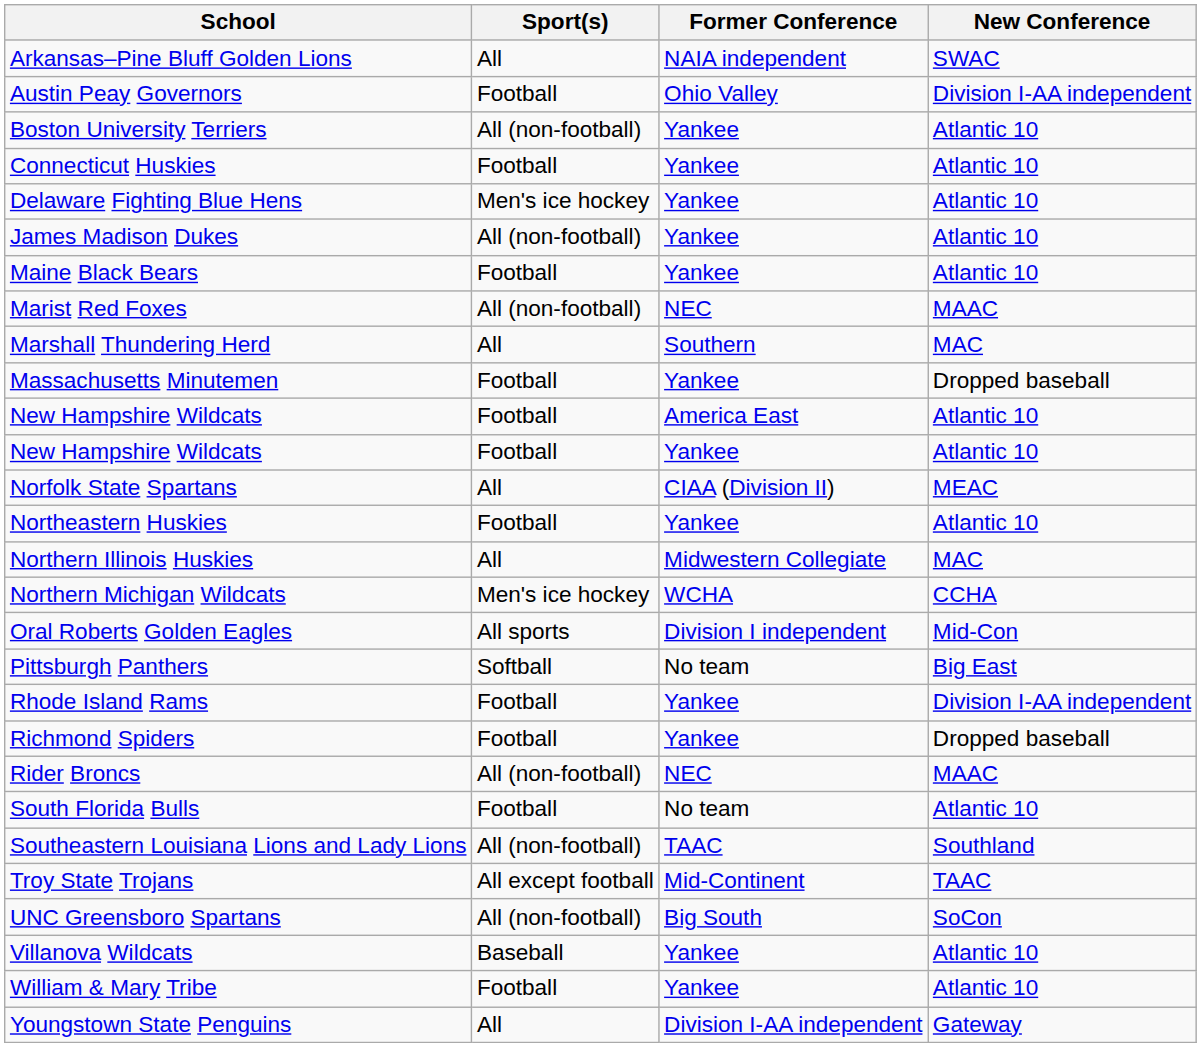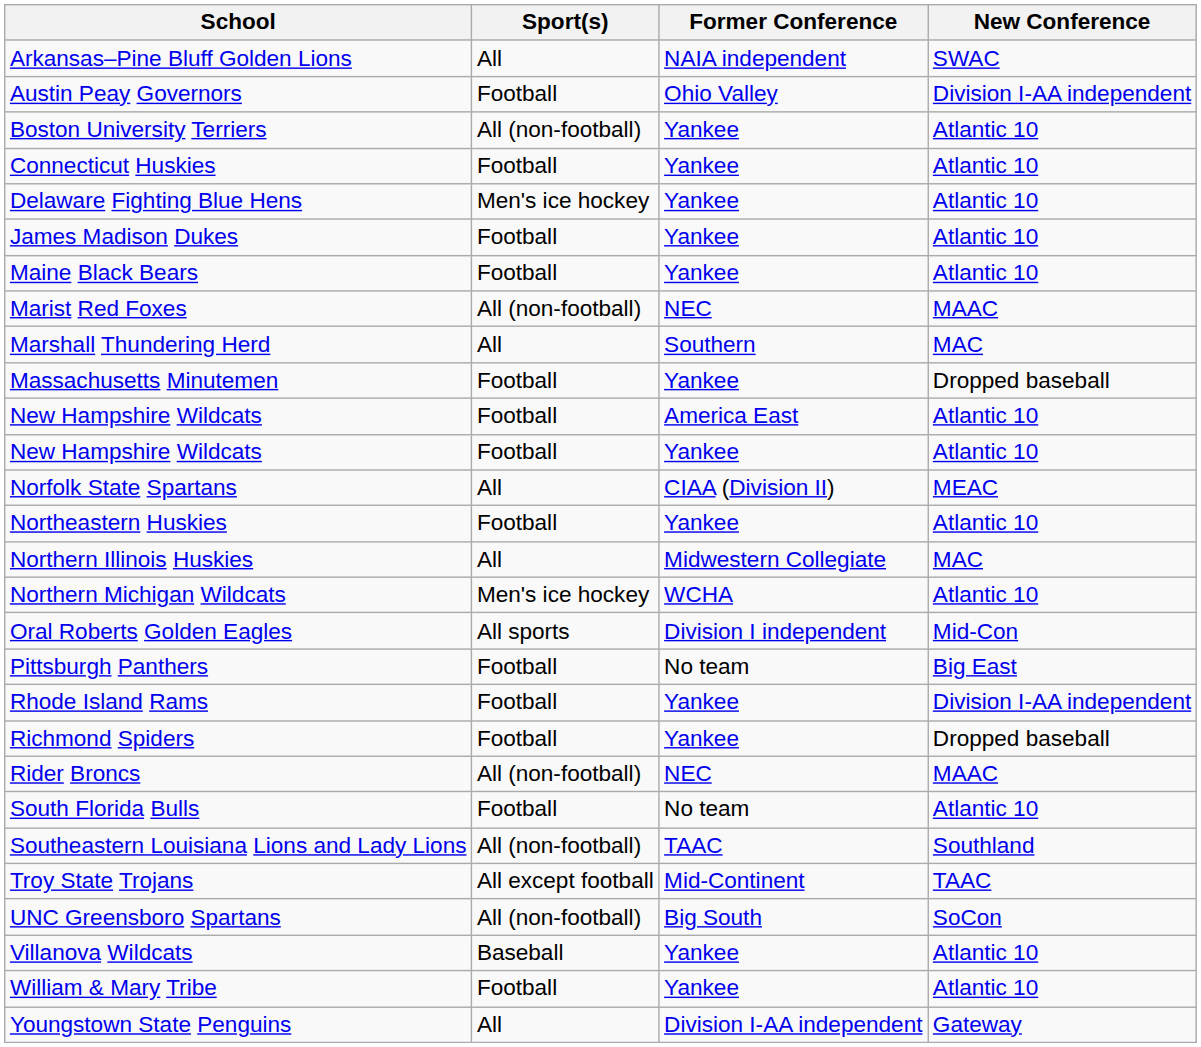(559, 237) All (non-football) -> (517, 237) Football
(965, 594) CCHA -> (986, 594) Atlantic 10
(515, 666) Softball -> (517, 666) Football
